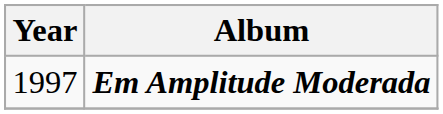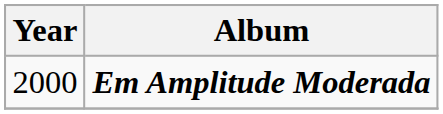(45, 81) 1997 -> (45, 81) 2000
